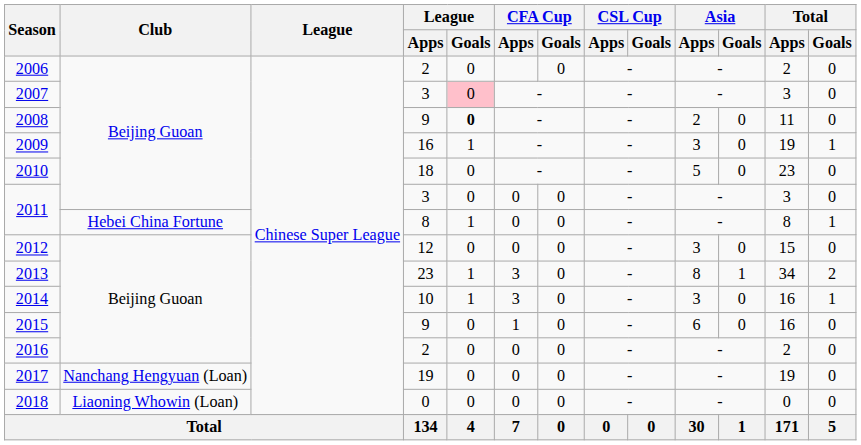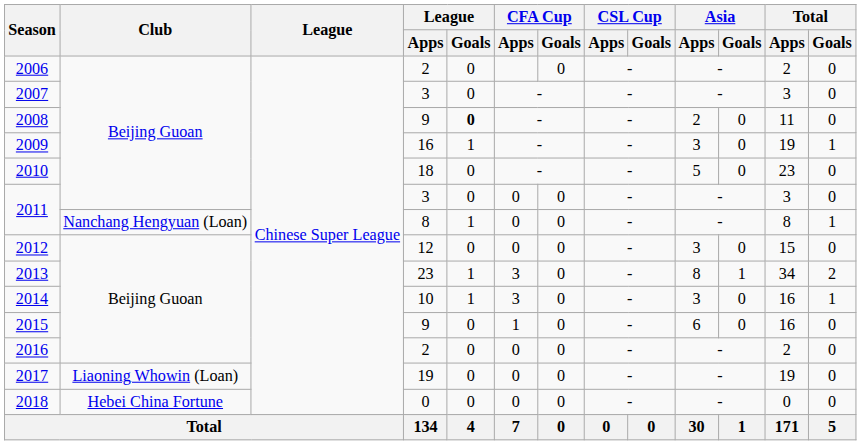(471, 94) pink background -> (471, 94) no background
(155, 222) Hebei China Fortune -> (155, 222) Nanchang Hengyuan (Loan)
(155, 376) Nanchang Hengyuan (Loan) -> (155, 376) Liaoning Whowin (Loan)
(155, 401) Liaoning Whowin (Loan) -> (155, 401) Hebei China Fortune
